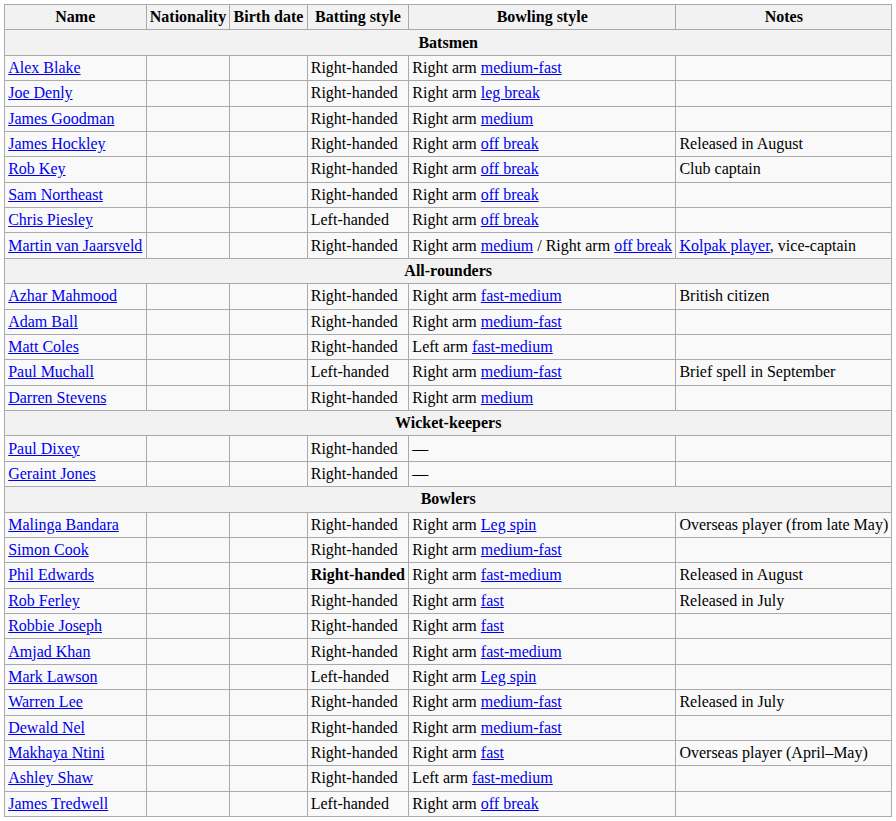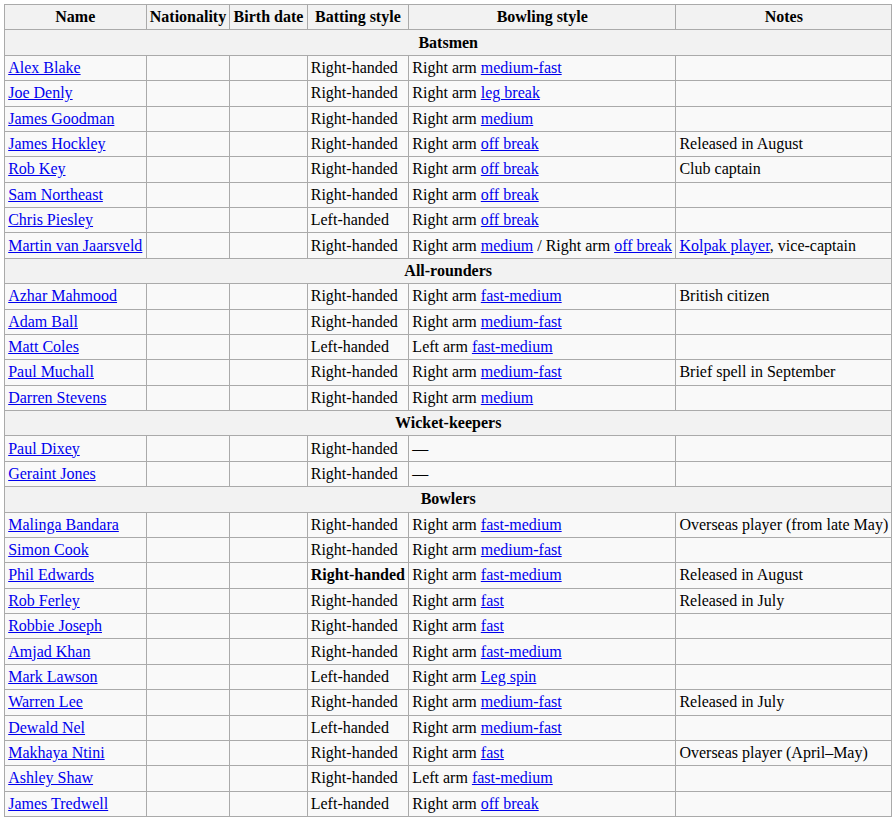(354, 347) Right-handed -> (350, 347) Left-handed
(350, 372) Left-handed -> (354, 372) Right-handed
(474, 524) Right arm Leg spin -> (487, 524) Right arm fast-medium
(354, 727) Right-handed -> (350, 727) Left-handed
